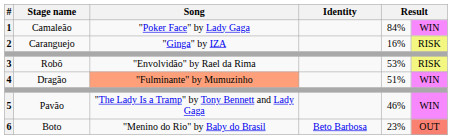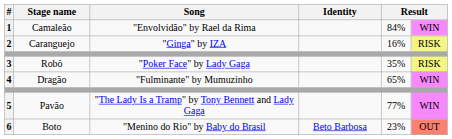(194, 28) "Poker Face" by Lady Gaga -> (194, 28) "Envolvidão" by Rael da Rima
(194, 64) "Envolvidão" by Rael da Rima -> (194, 64) "Poker Face" by Lady Gaga
(396, 64) 53% -> (396, 64) 35%
(194, 79) lightsalmon background -> (194, 79) no background
(396, 79) 51% -> (396, 79) 65%
(396, 105) 46% -> (396, 105) 77%
